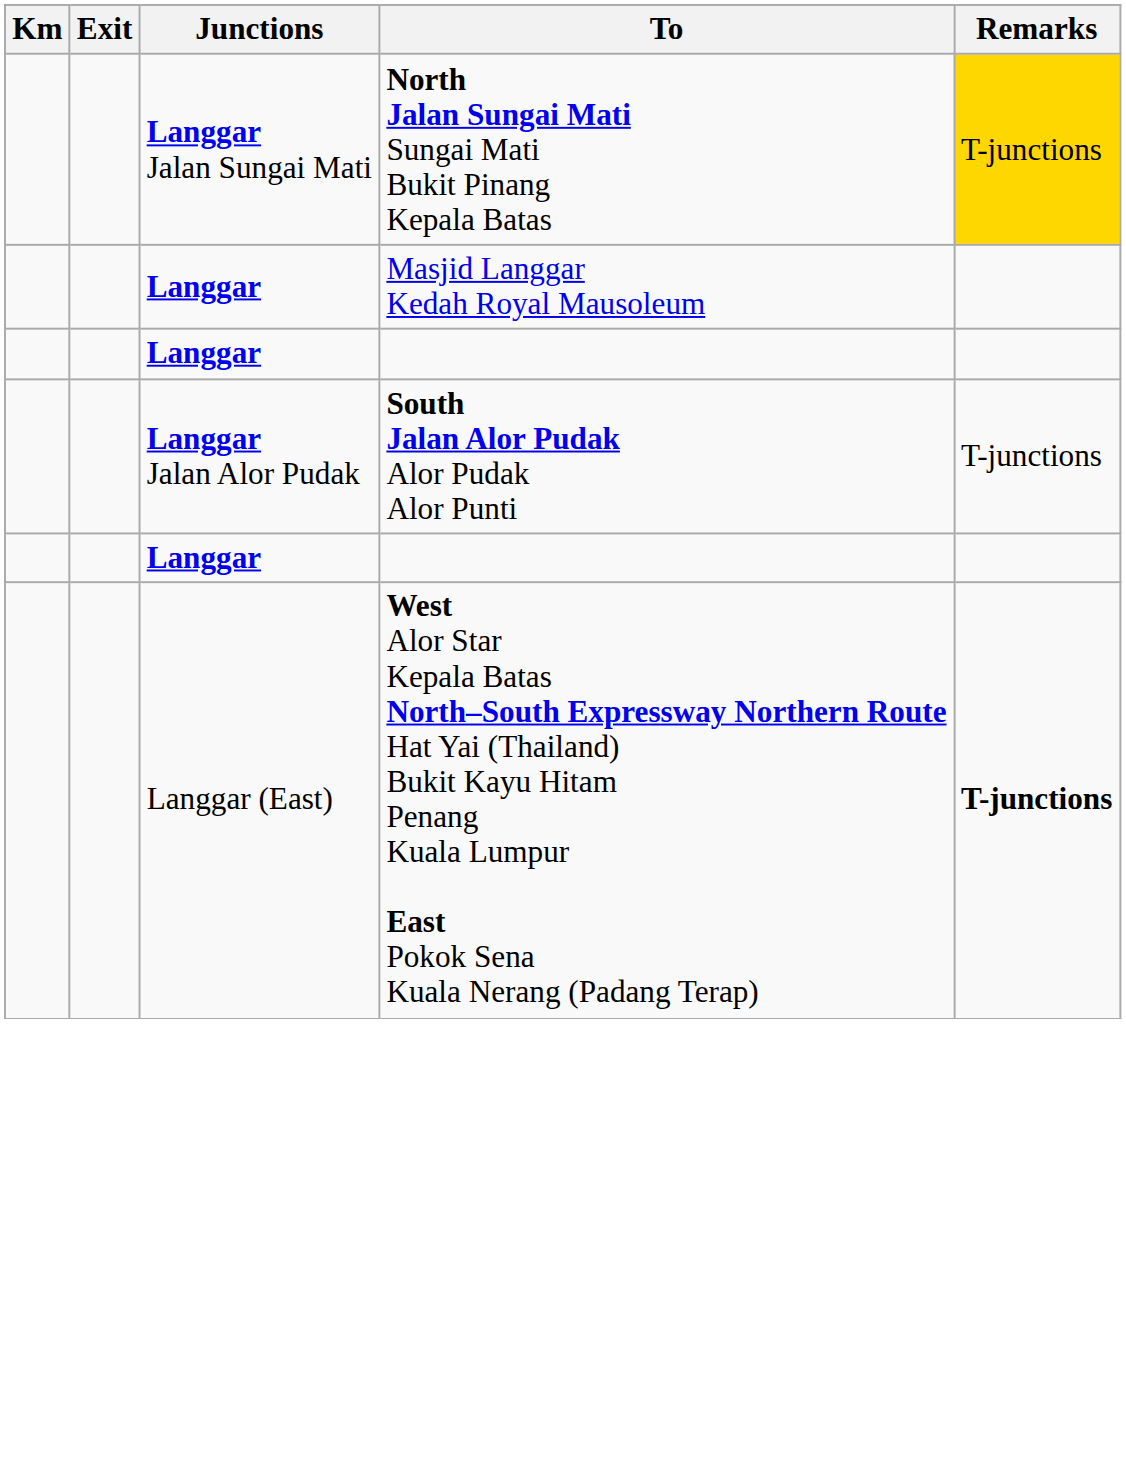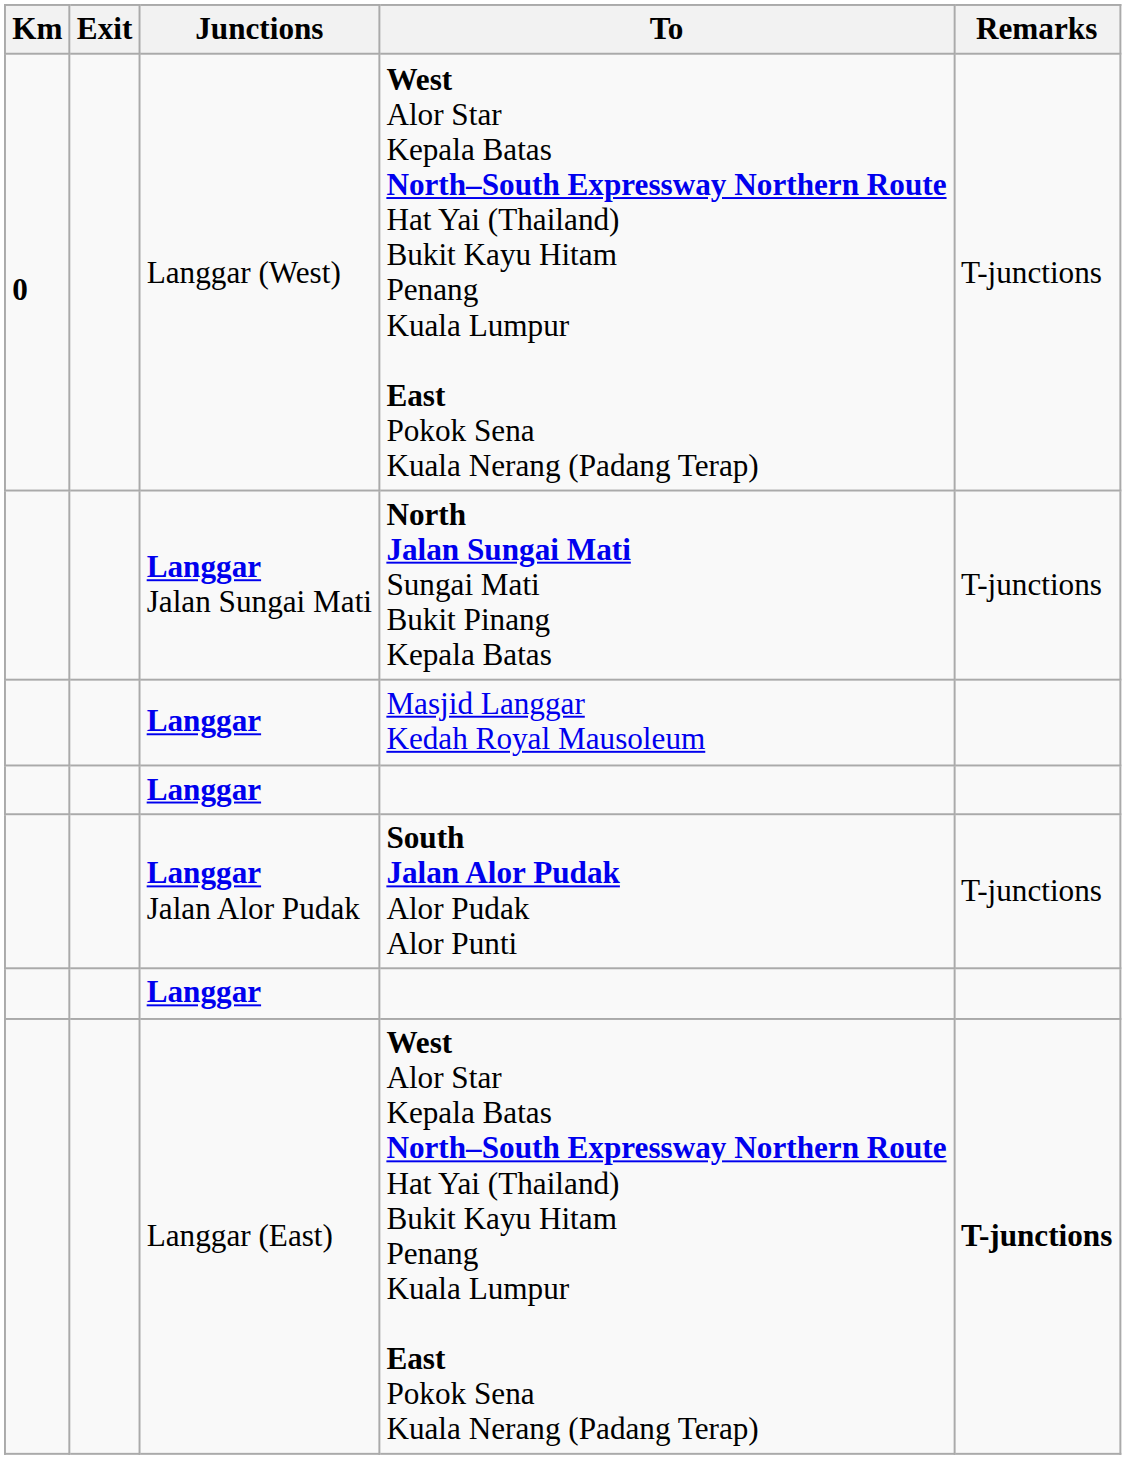+ row: (244, 271)
(1031, 148) gold background -> (1031, 584) no background
